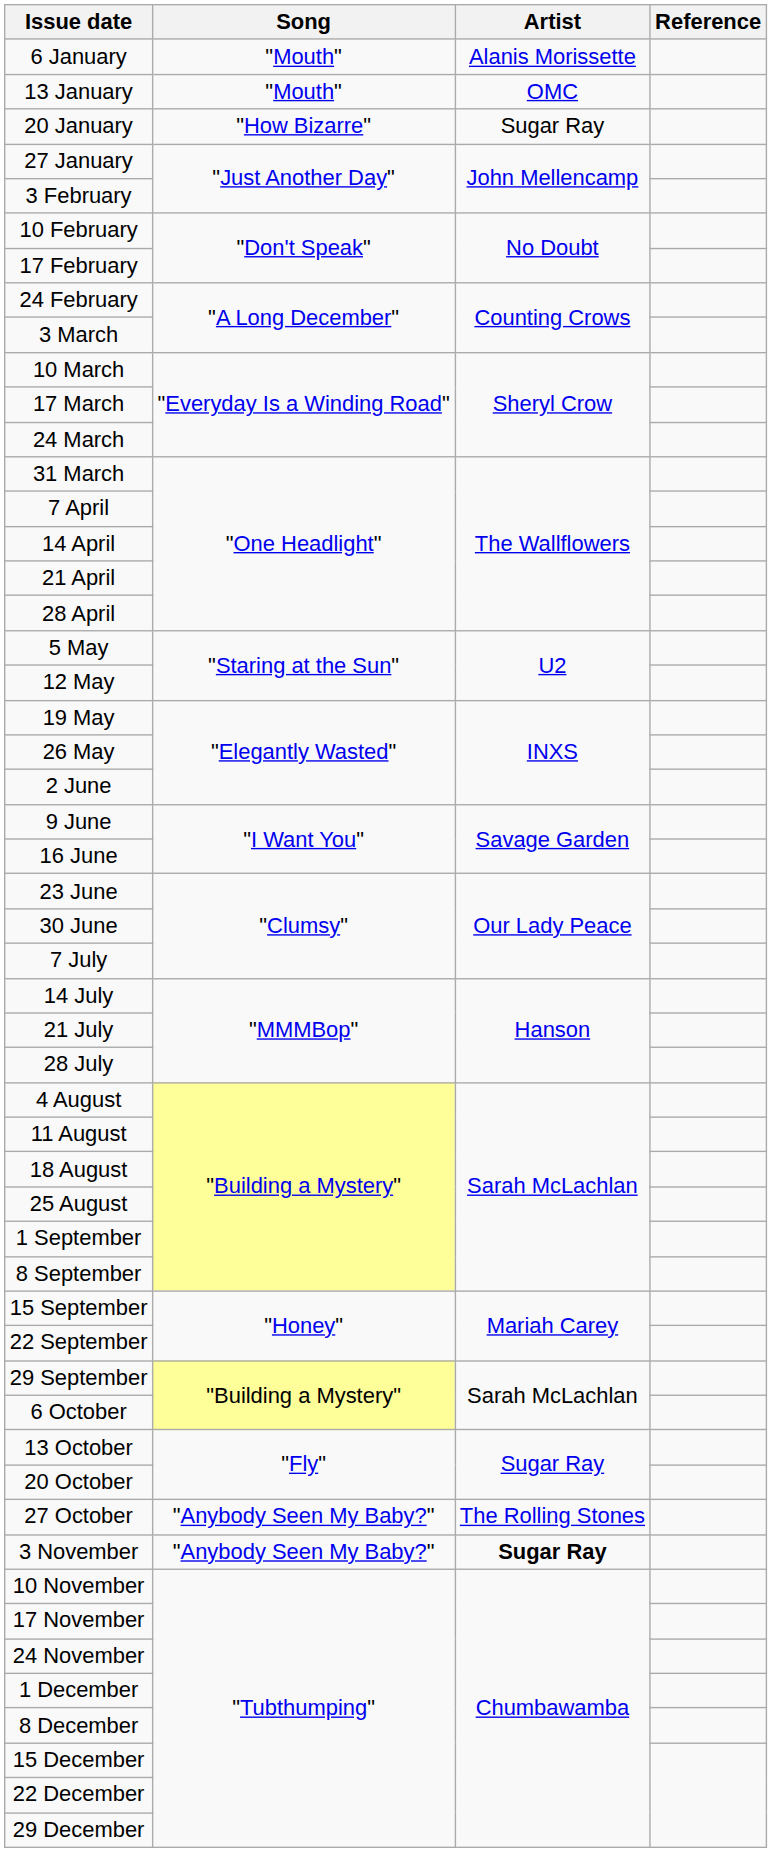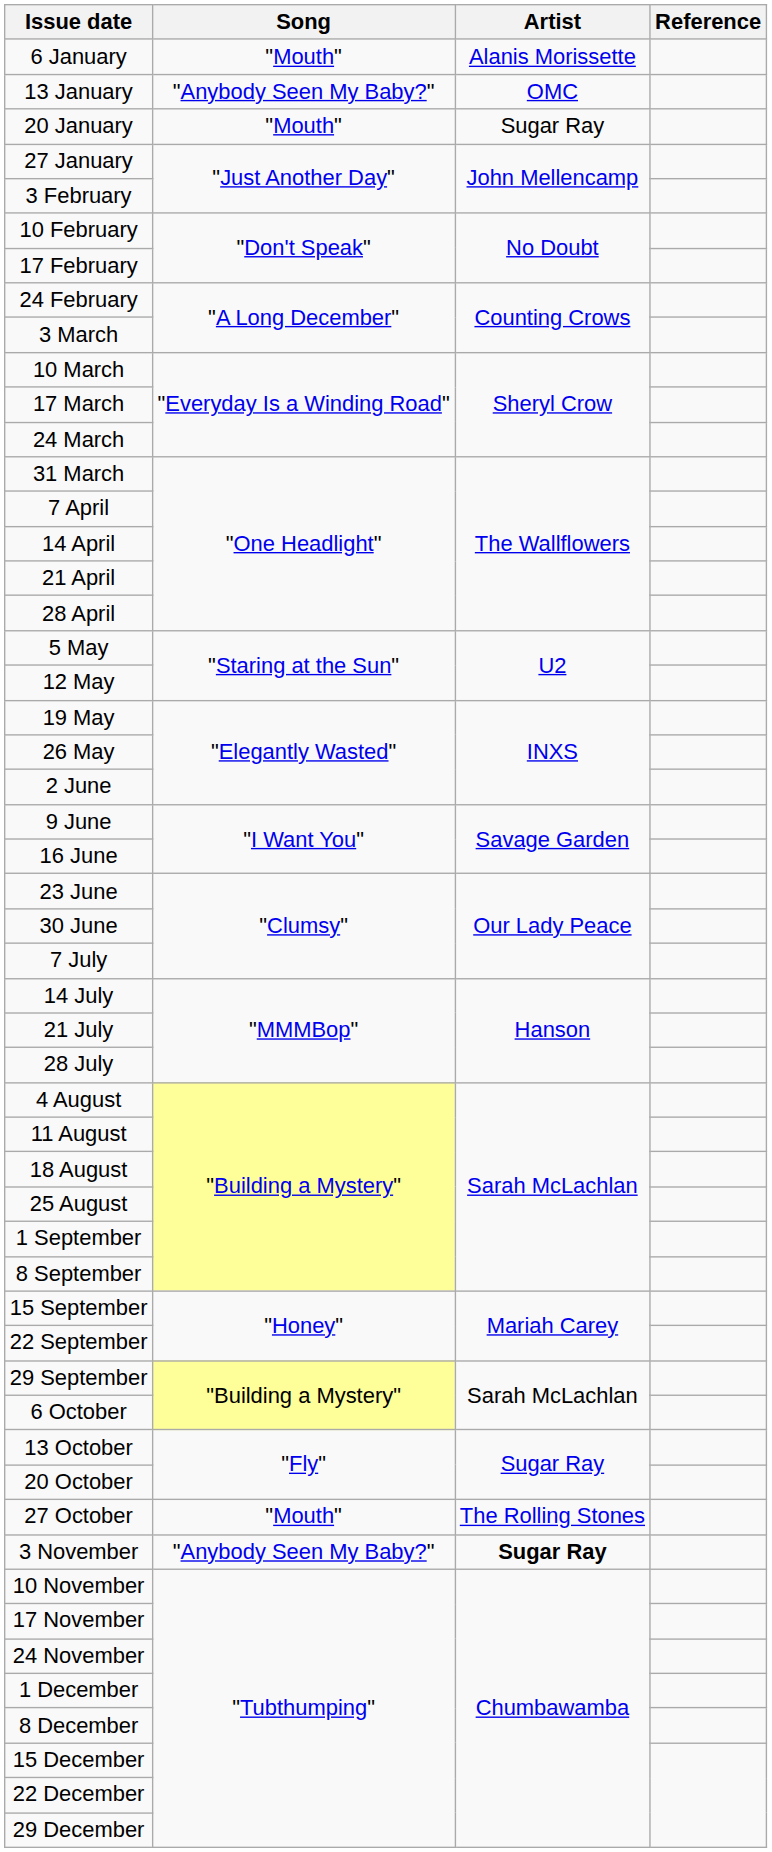(304, 91) "Mouth" -> (304, 91) "Anybody Seen My Baby?"
(304, 126) "How Bizarre" -> (304, 126) "Mouth"
(304, 1516) "Anybody Seen My Baby?" -> (304, 1516) "Mouth"
